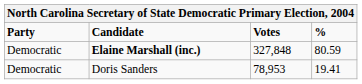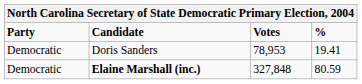rows swapped: (146, 50) <-> (125, 69)
